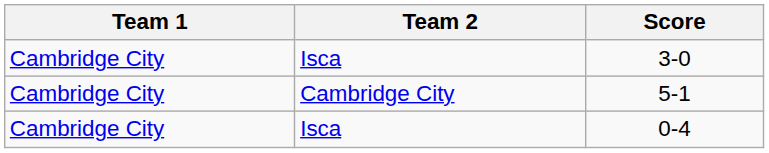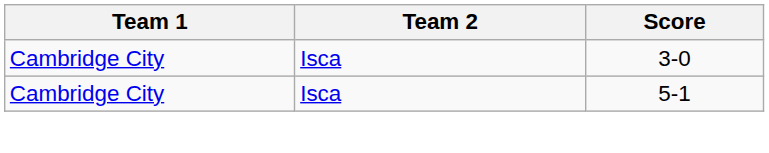(377, 93) Cambridge City -> (321, 93) Isca
- row: (675, 128)
